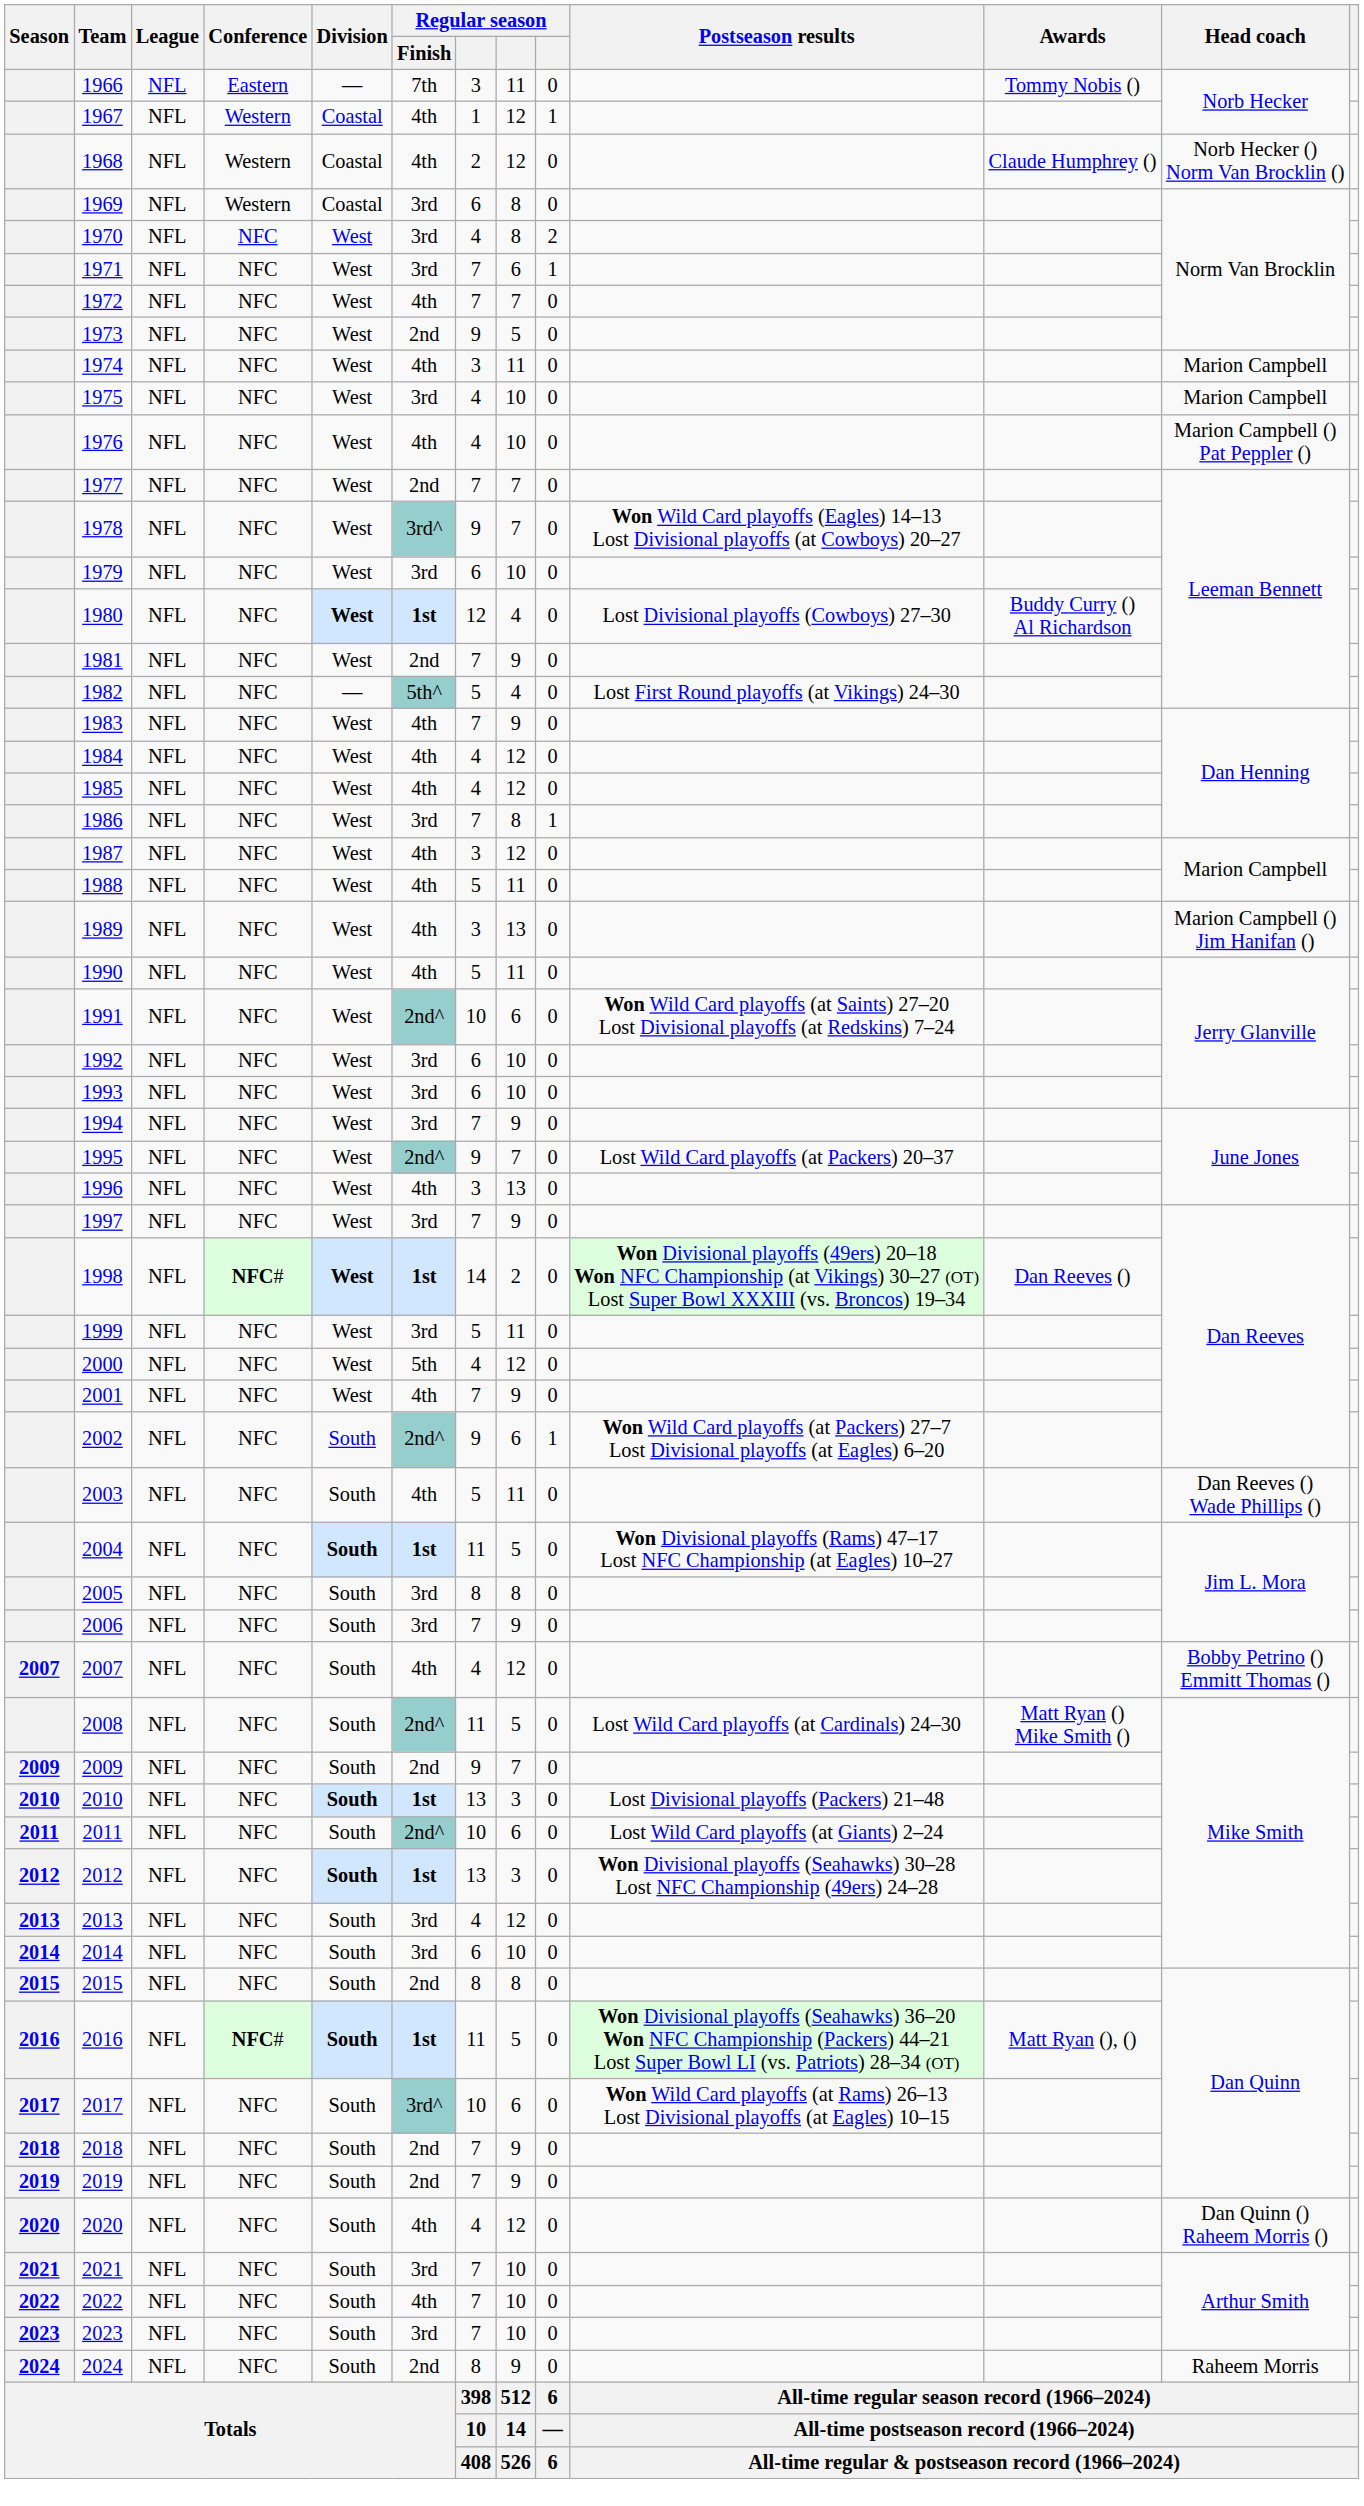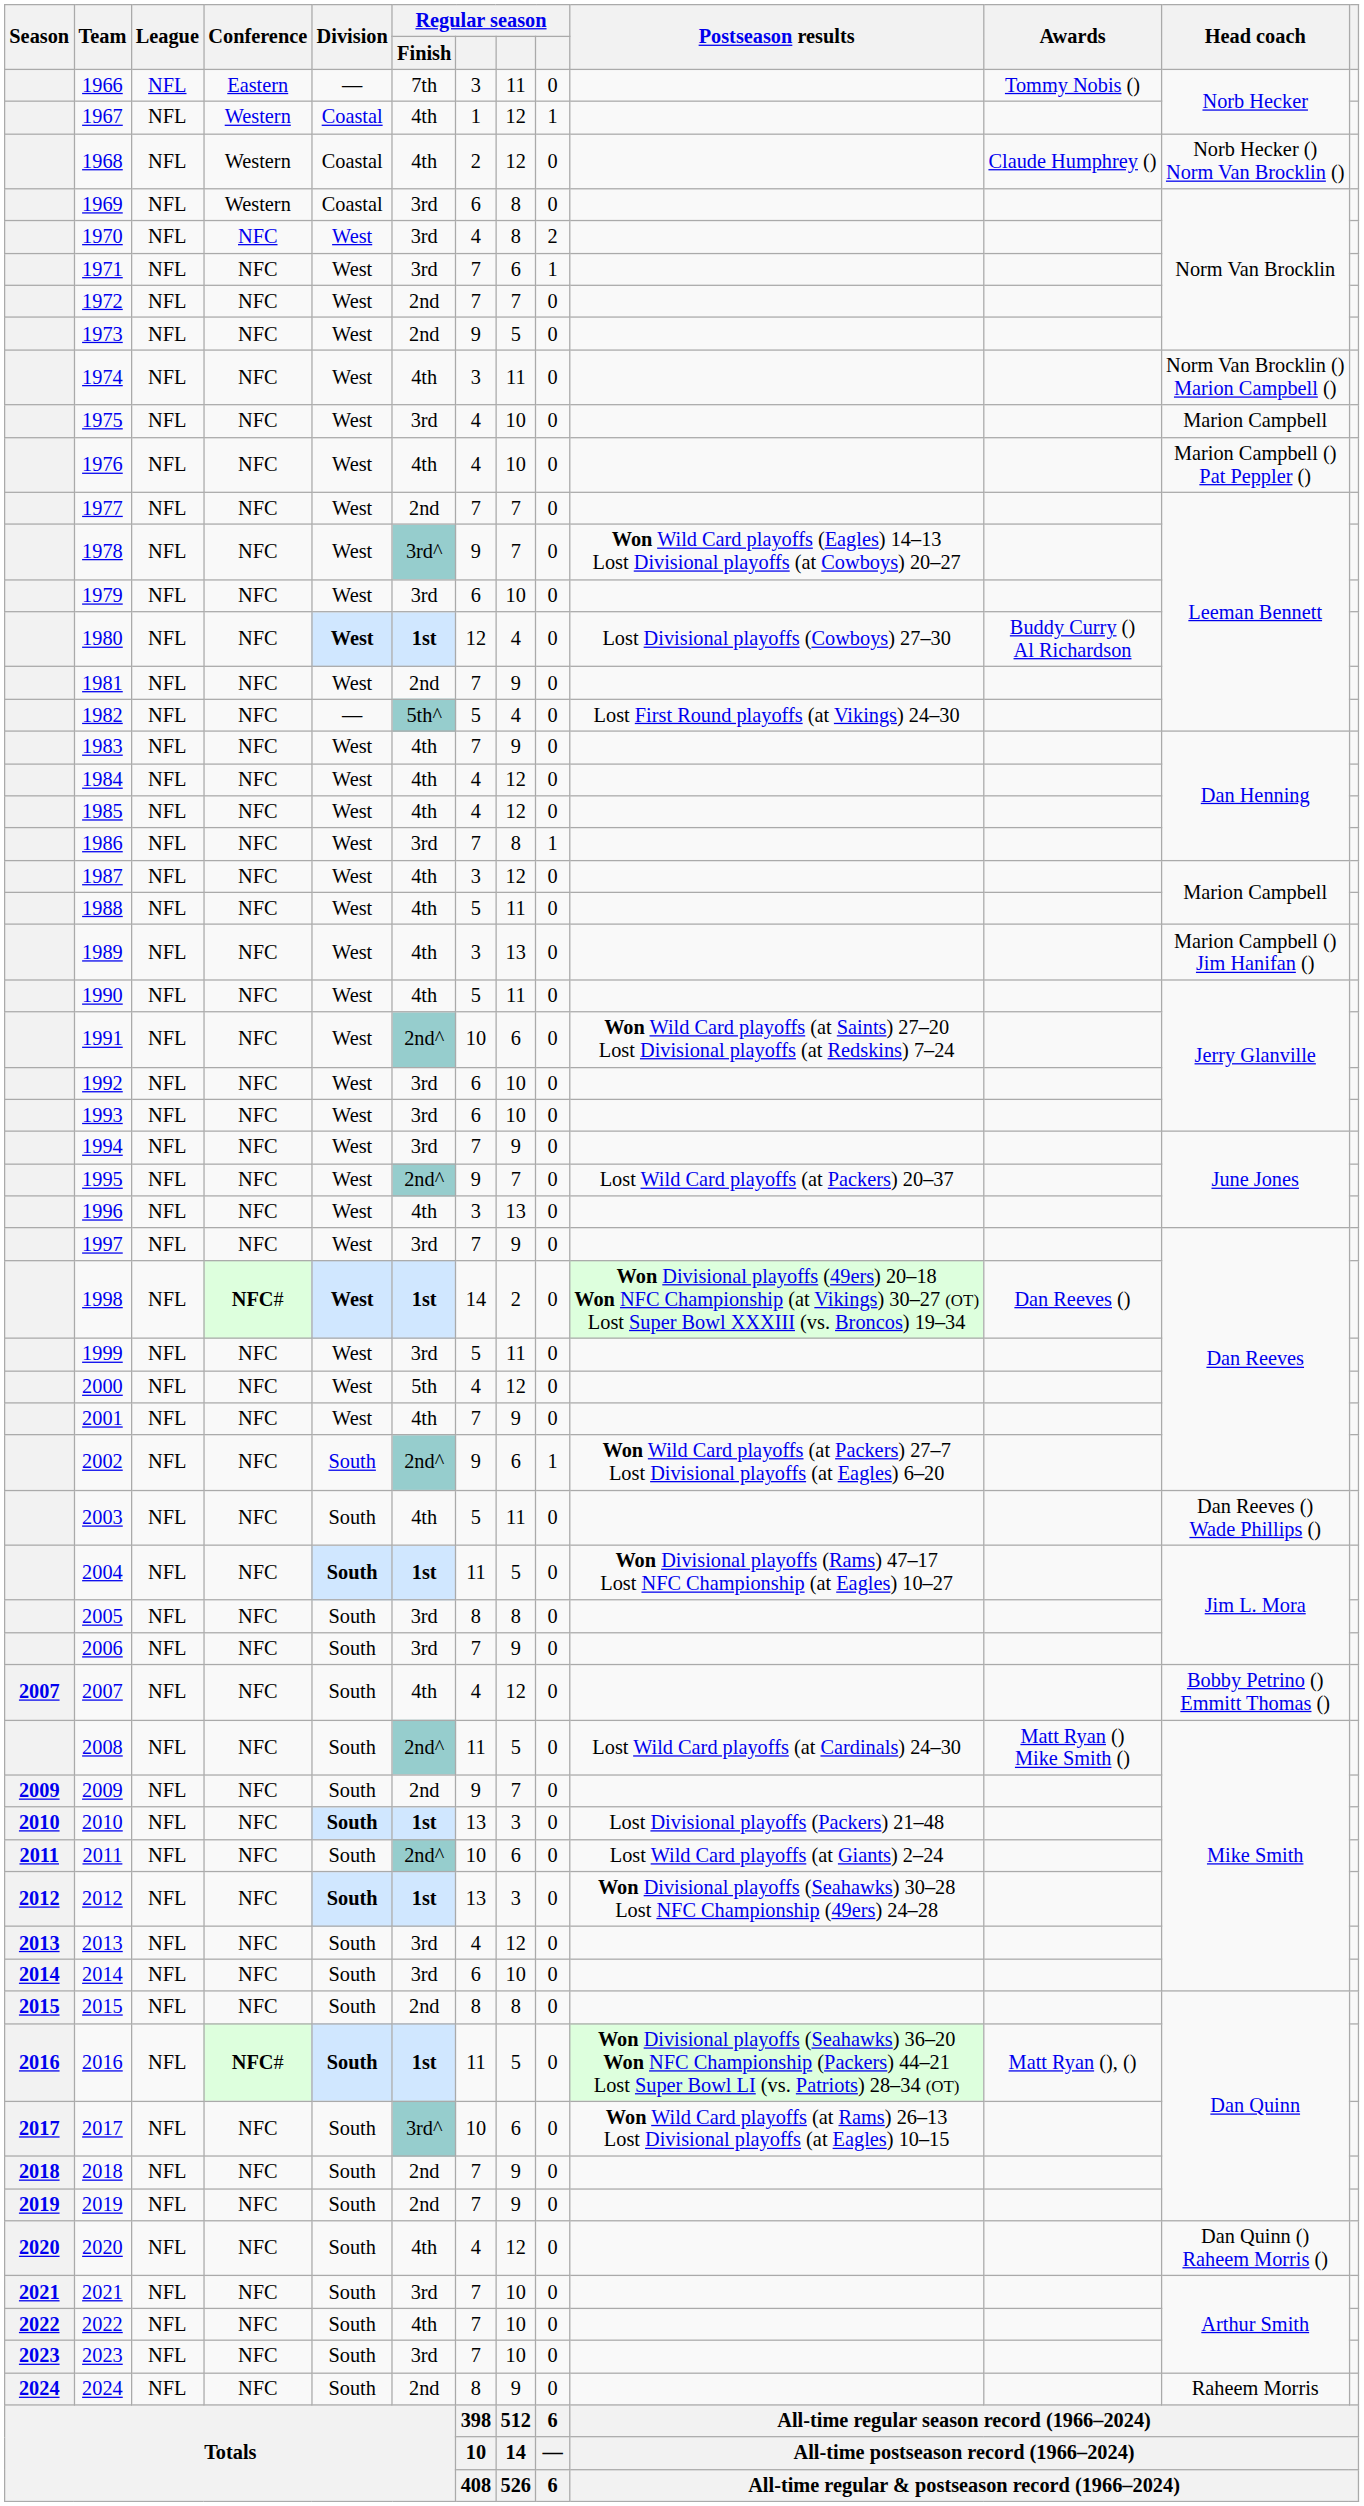(424, 301) 4th -> (424, 301) 2nd
(1255, 365) Marion Campbell -> (1255, 377) Norm Van Brocklin () Marion Campbell ()
